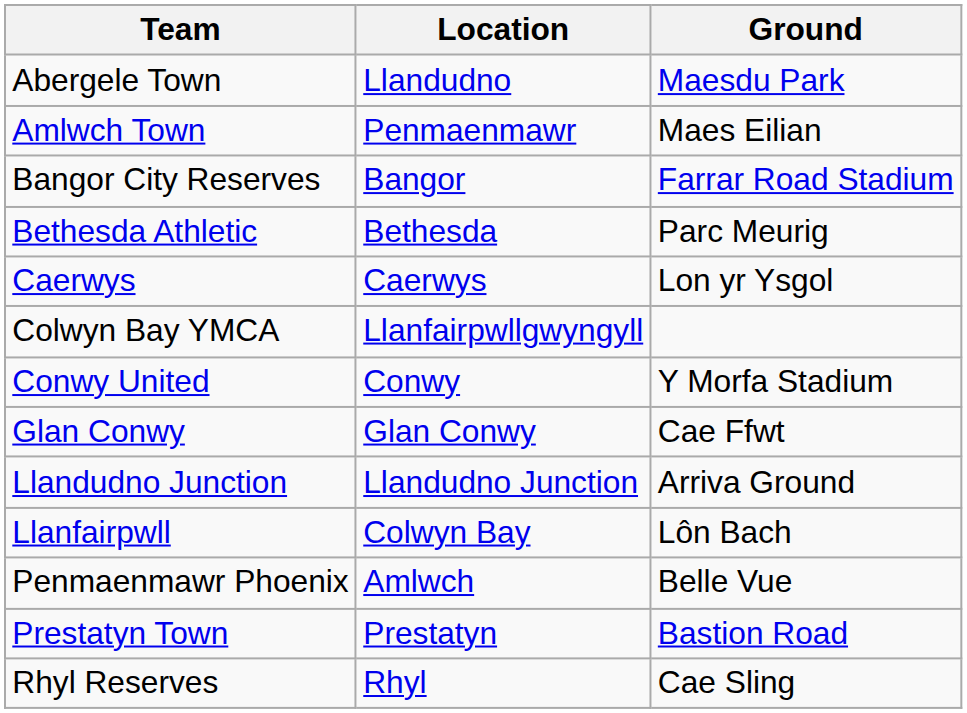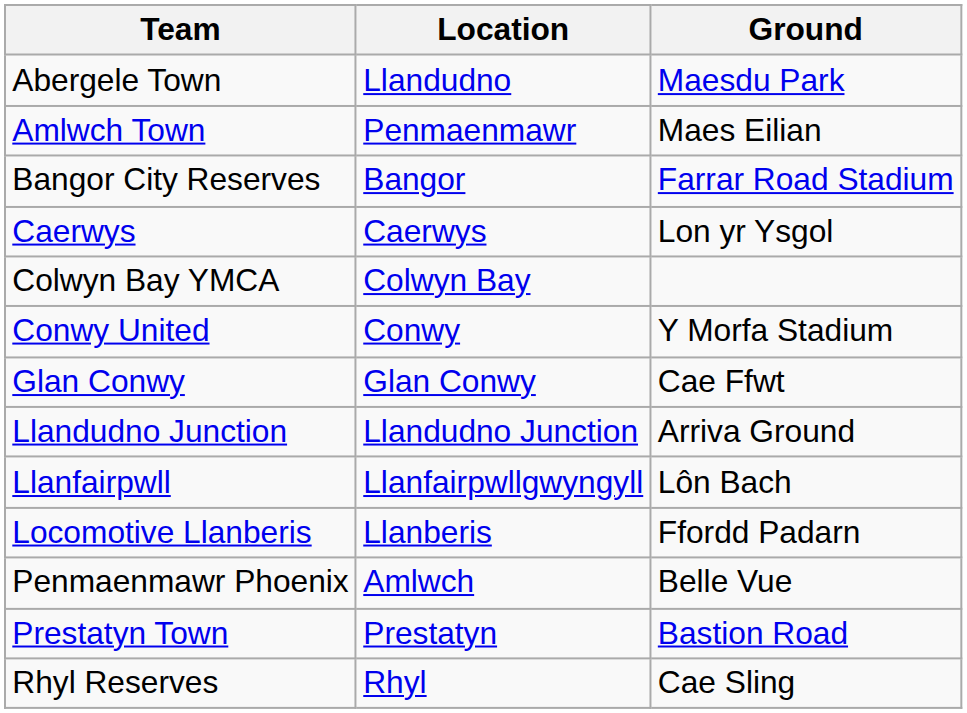- row: (135, 230)
(503, 331) Llanfairpwllgwyngyll -> (447, 280) Colwyn Bay
(447, 532) Colwyn Bay -> (503, 481) Llanfairpwllgwyngyll
+ row: (162, 532)
